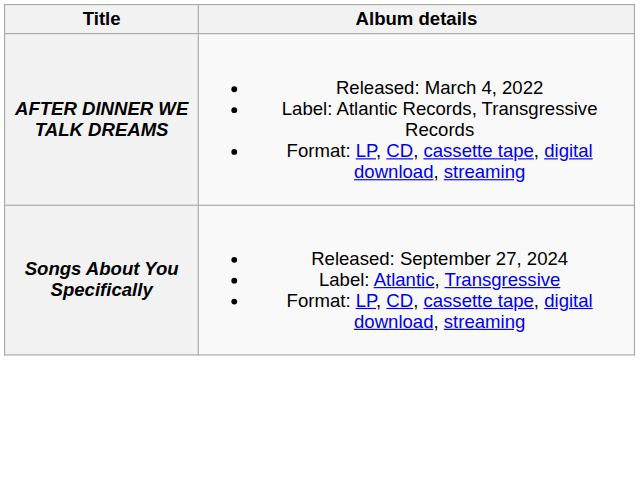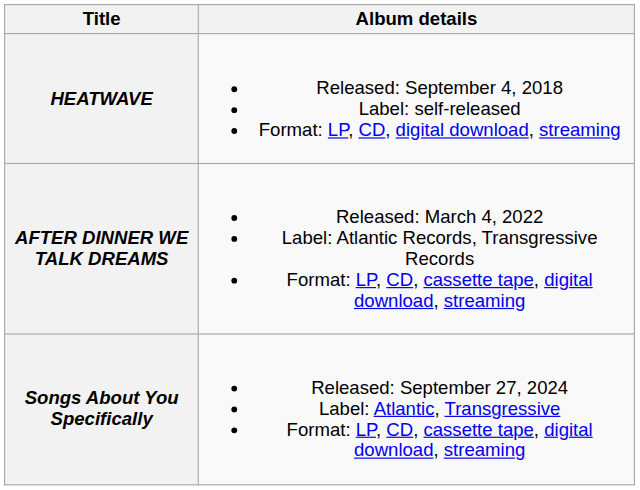+ row: (102, 98)
